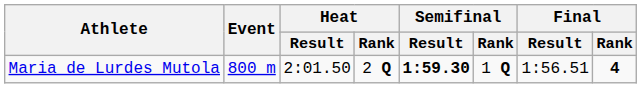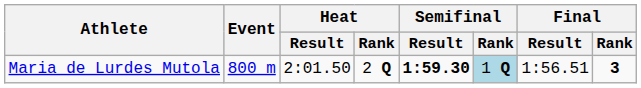(496, 69) no background -> (496, 69) lightblue background
(615, 69) 4 -> (615, 69) 3
